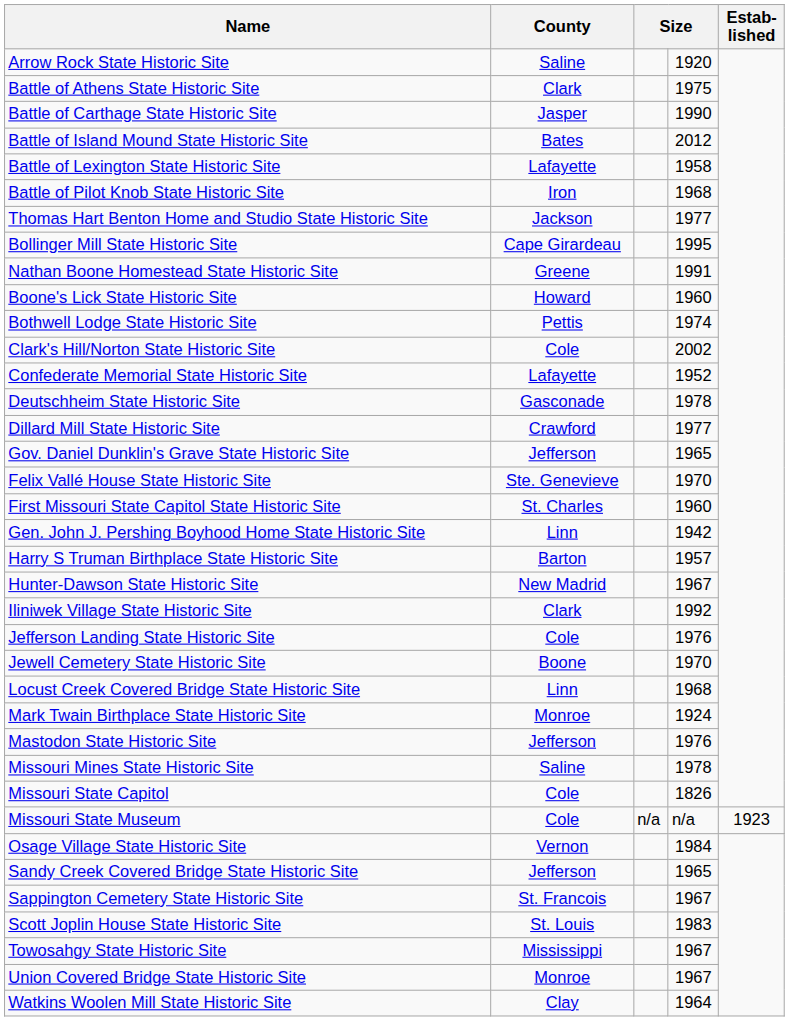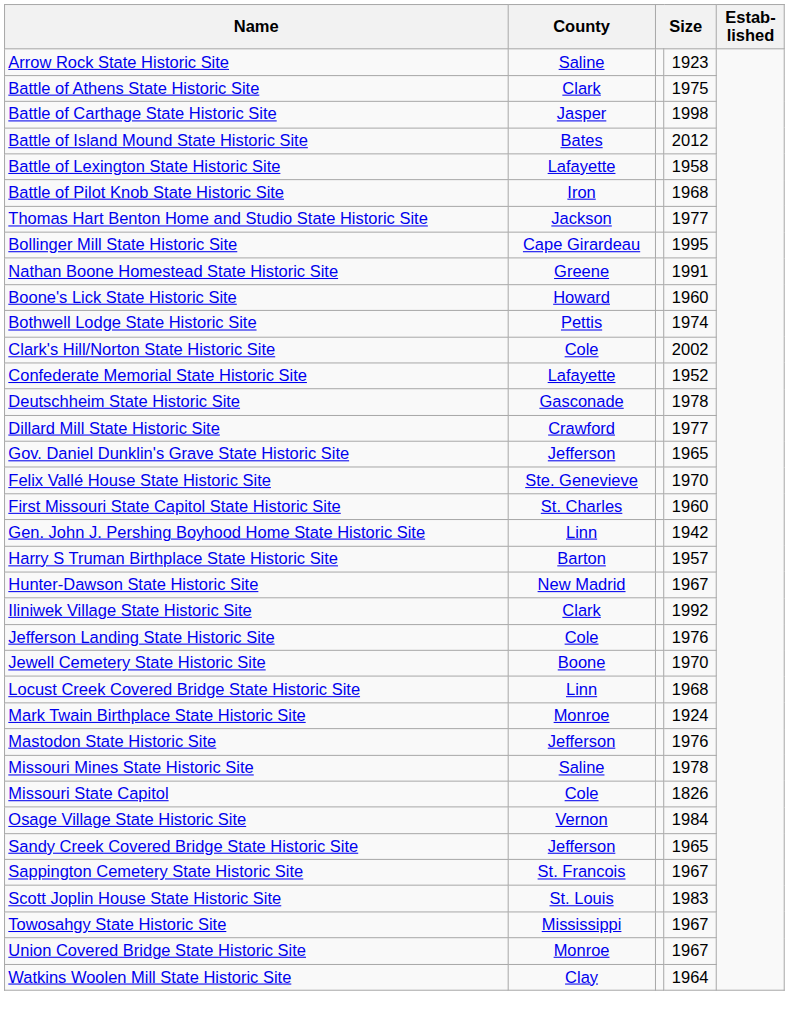(693, 62) 1920 -> (690, 62) 1923
(693, 114) 1990 -> (690, 114) 1998
- row: (94, 820)
